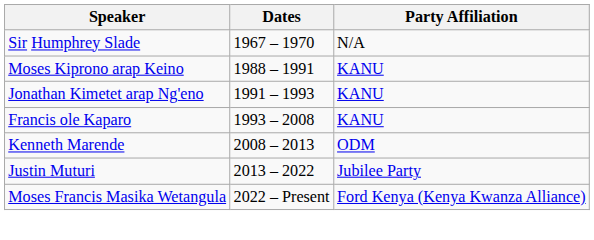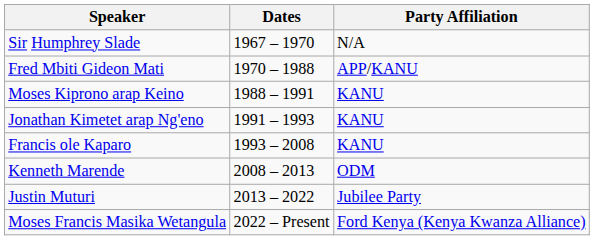+ row: (86, 68)
